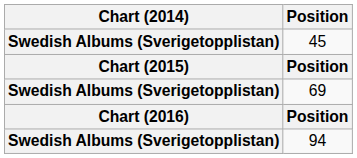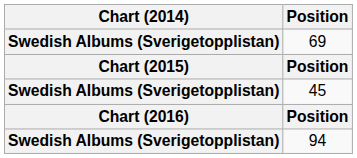rows swapped: (318, 41) <-> (318, 91)
